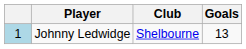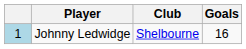(222, 33) 13 -> (222, 33) 16
